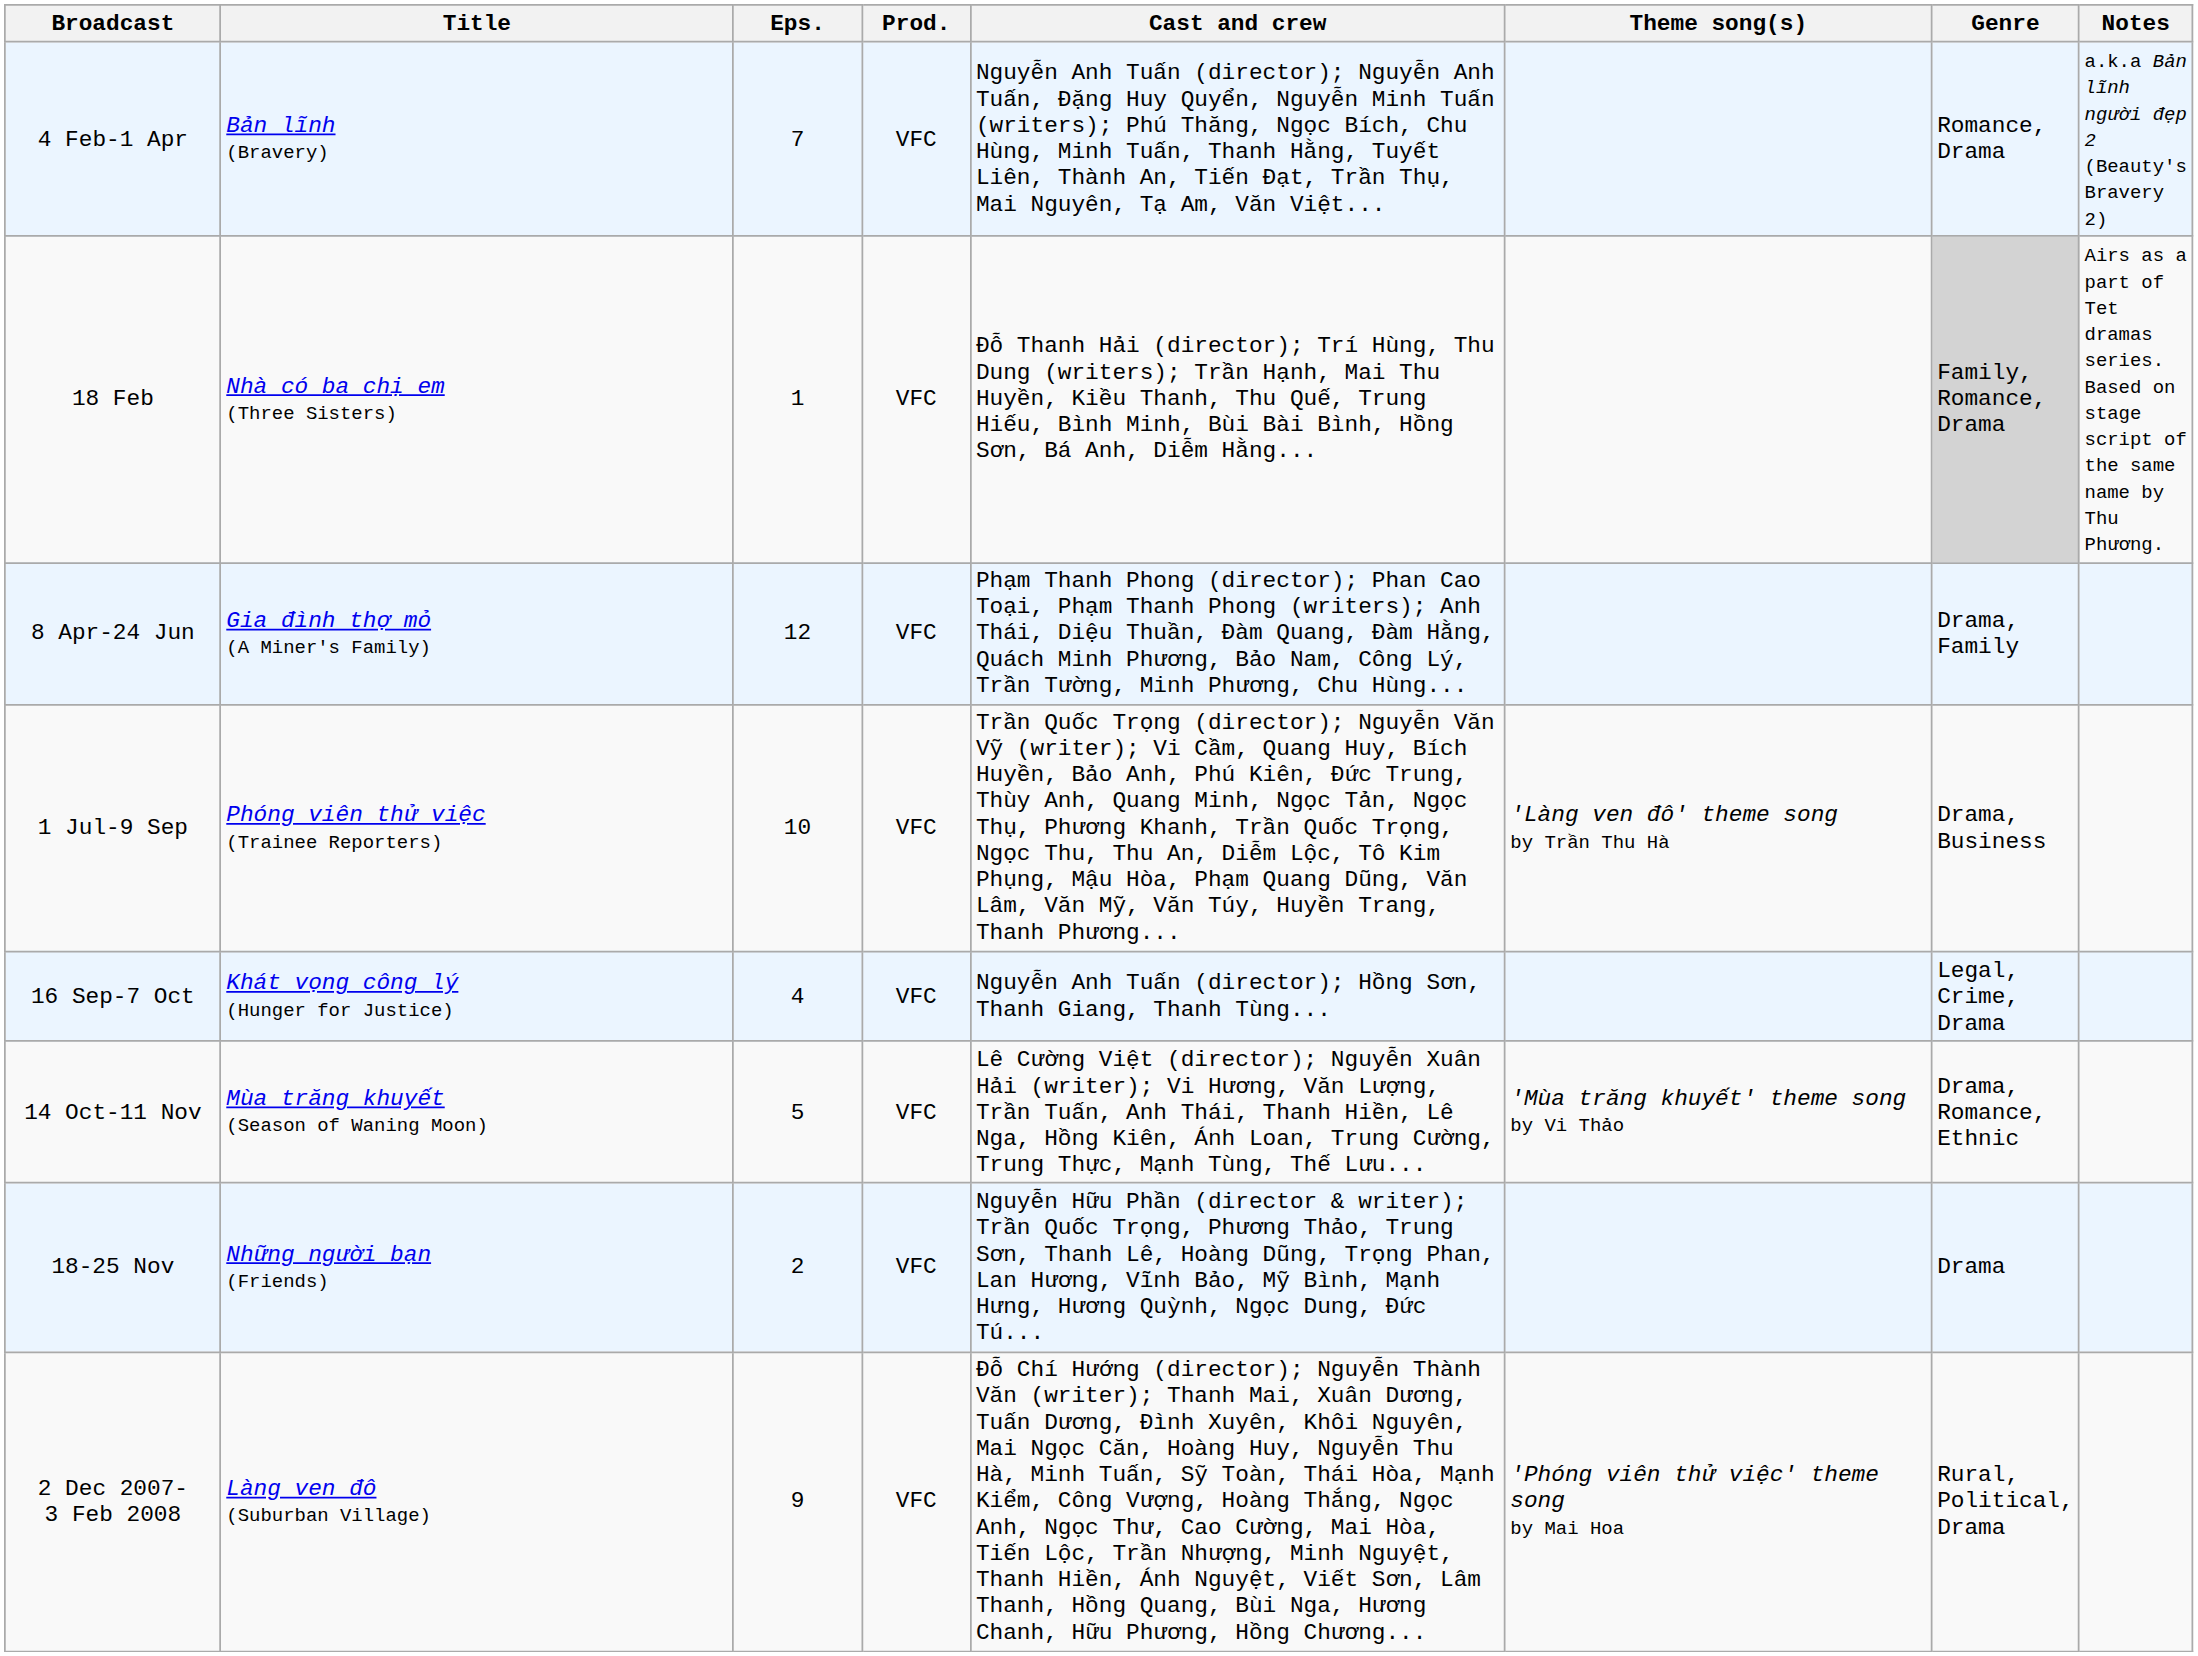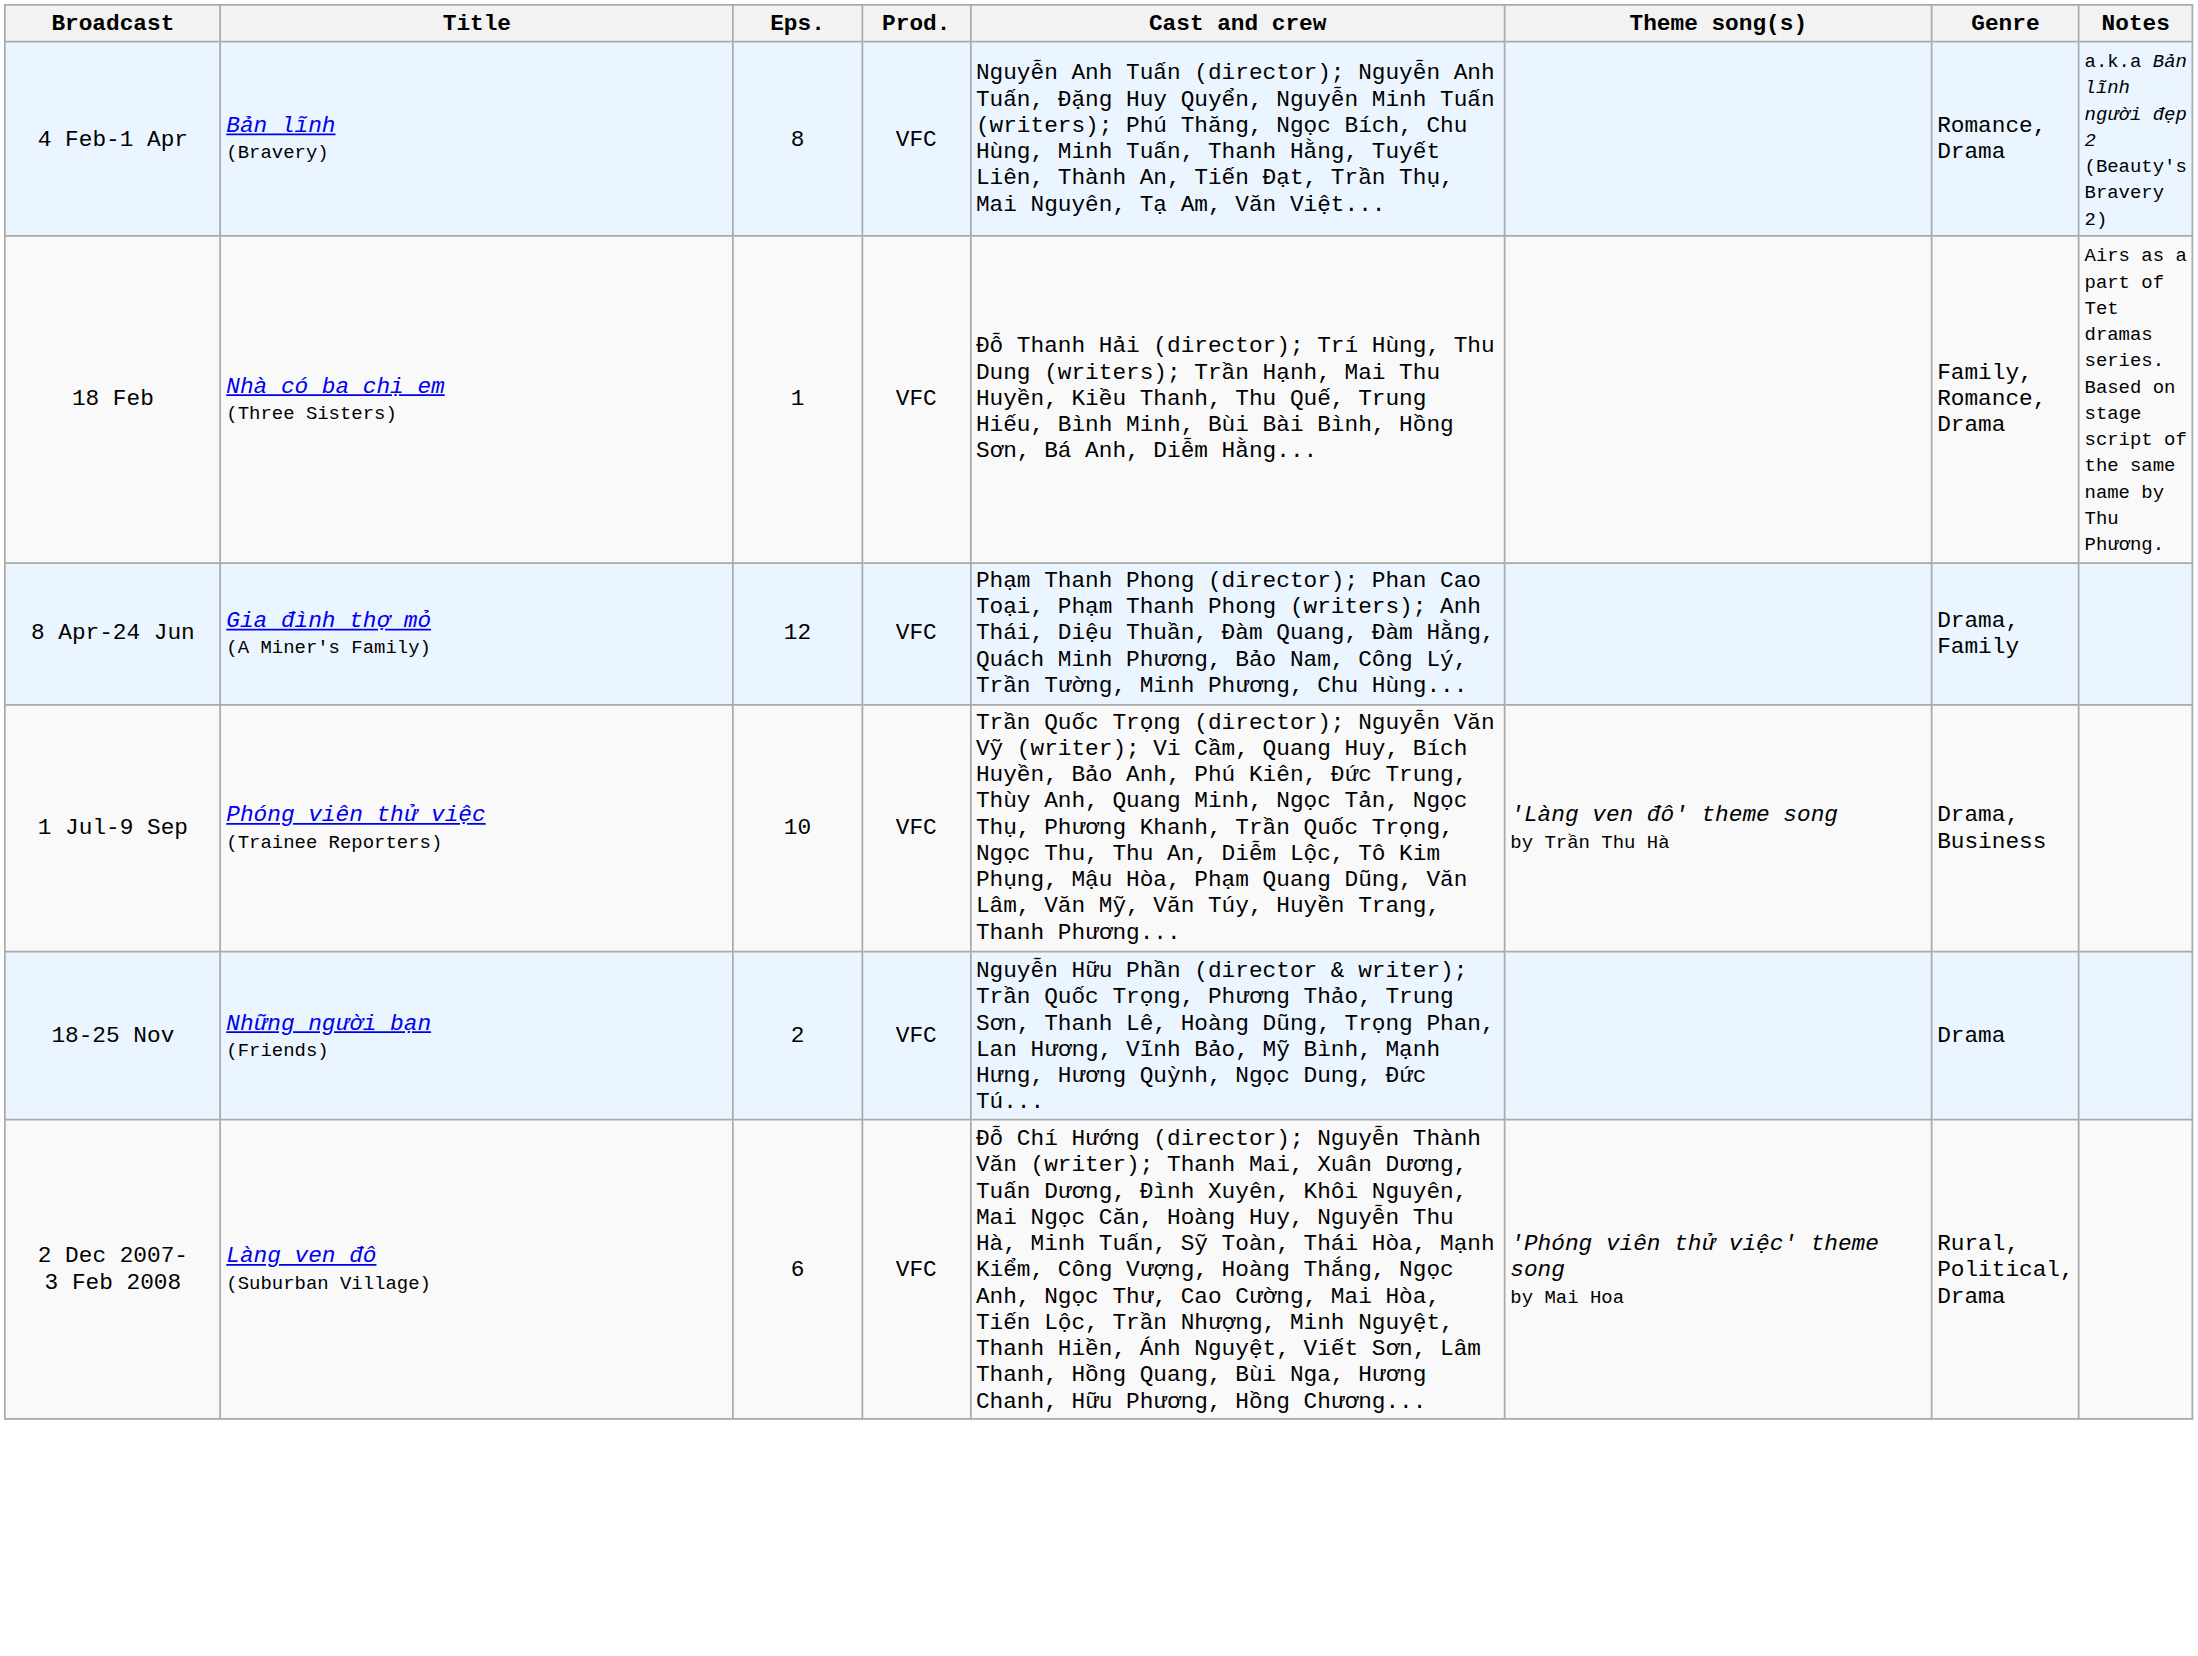(798, 139) 7 -> (798, 139) 8
(1992, 399) lightgrey background -> (1992, 399) no background
- row: (113, 996)
- row: (113, 1112)
(798, 1501) 9 -> (798, 1270) 6
